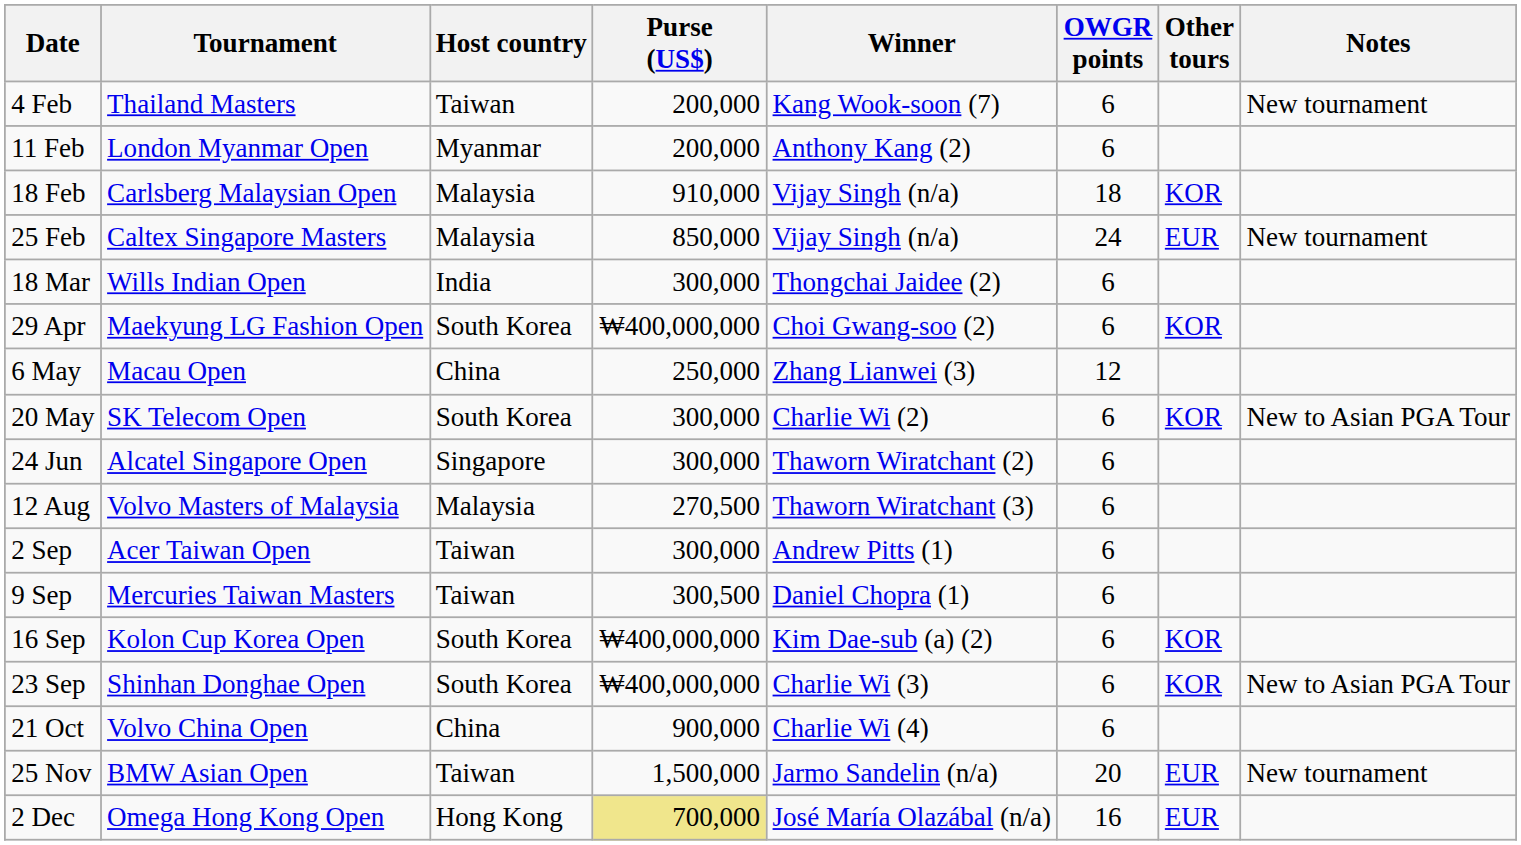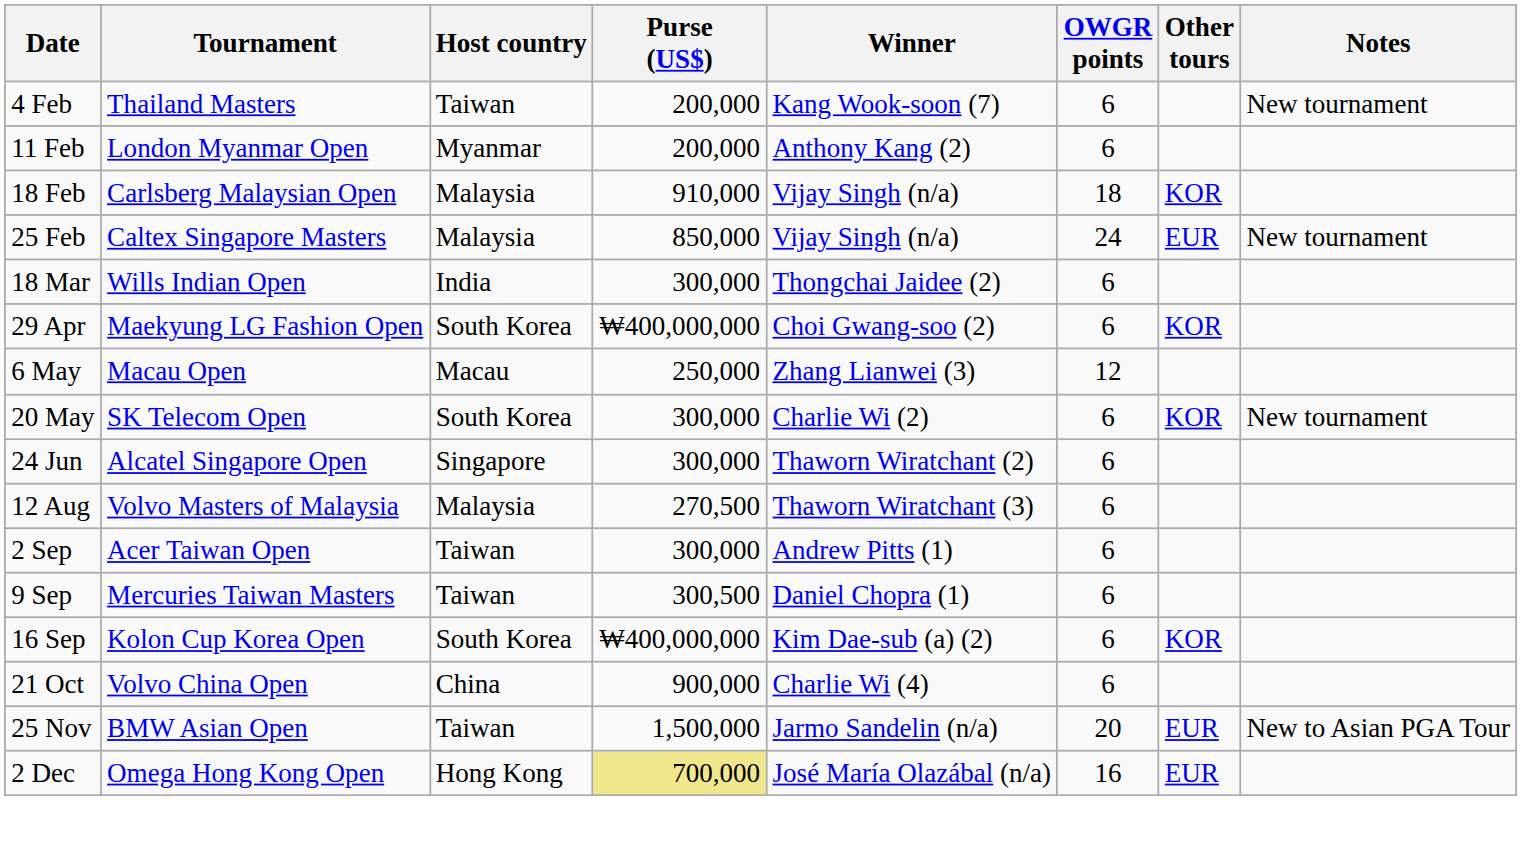(468, 371) China -> (473, 371) Macau
(1378, 415) New to Asian PGA Tour -> (1337, 415) New tournament
- row: (48, 683)
(1337, 772) New tournament -> (1378, 728) New to Asian PGA Tour
